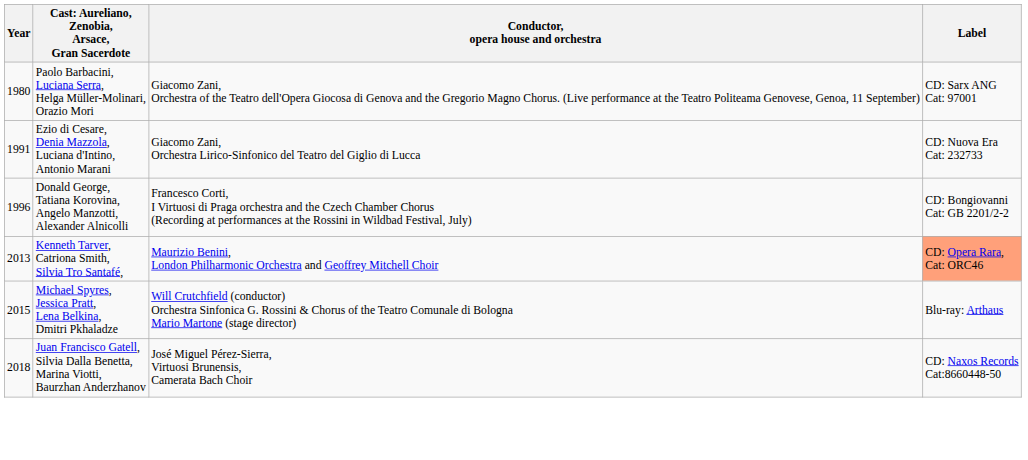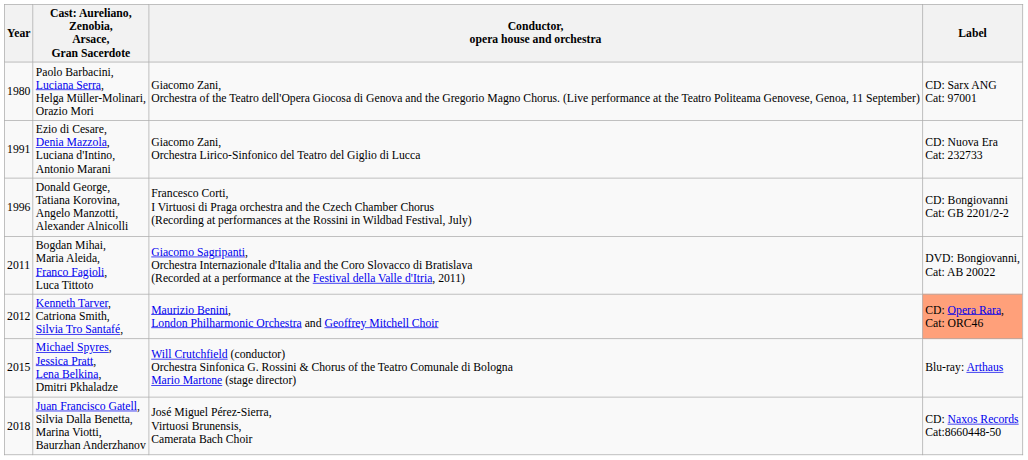+ row: (71, 265)
(19, 258) 2013 -> (19, 316) 2012
